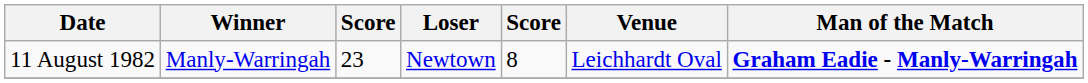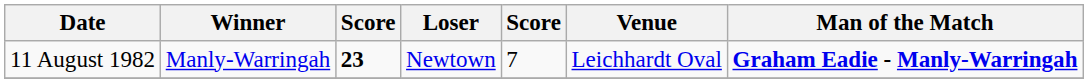(352, 59) normal -> (352, 59) bold
(512, 59) 8 -> (512, 59) 7
